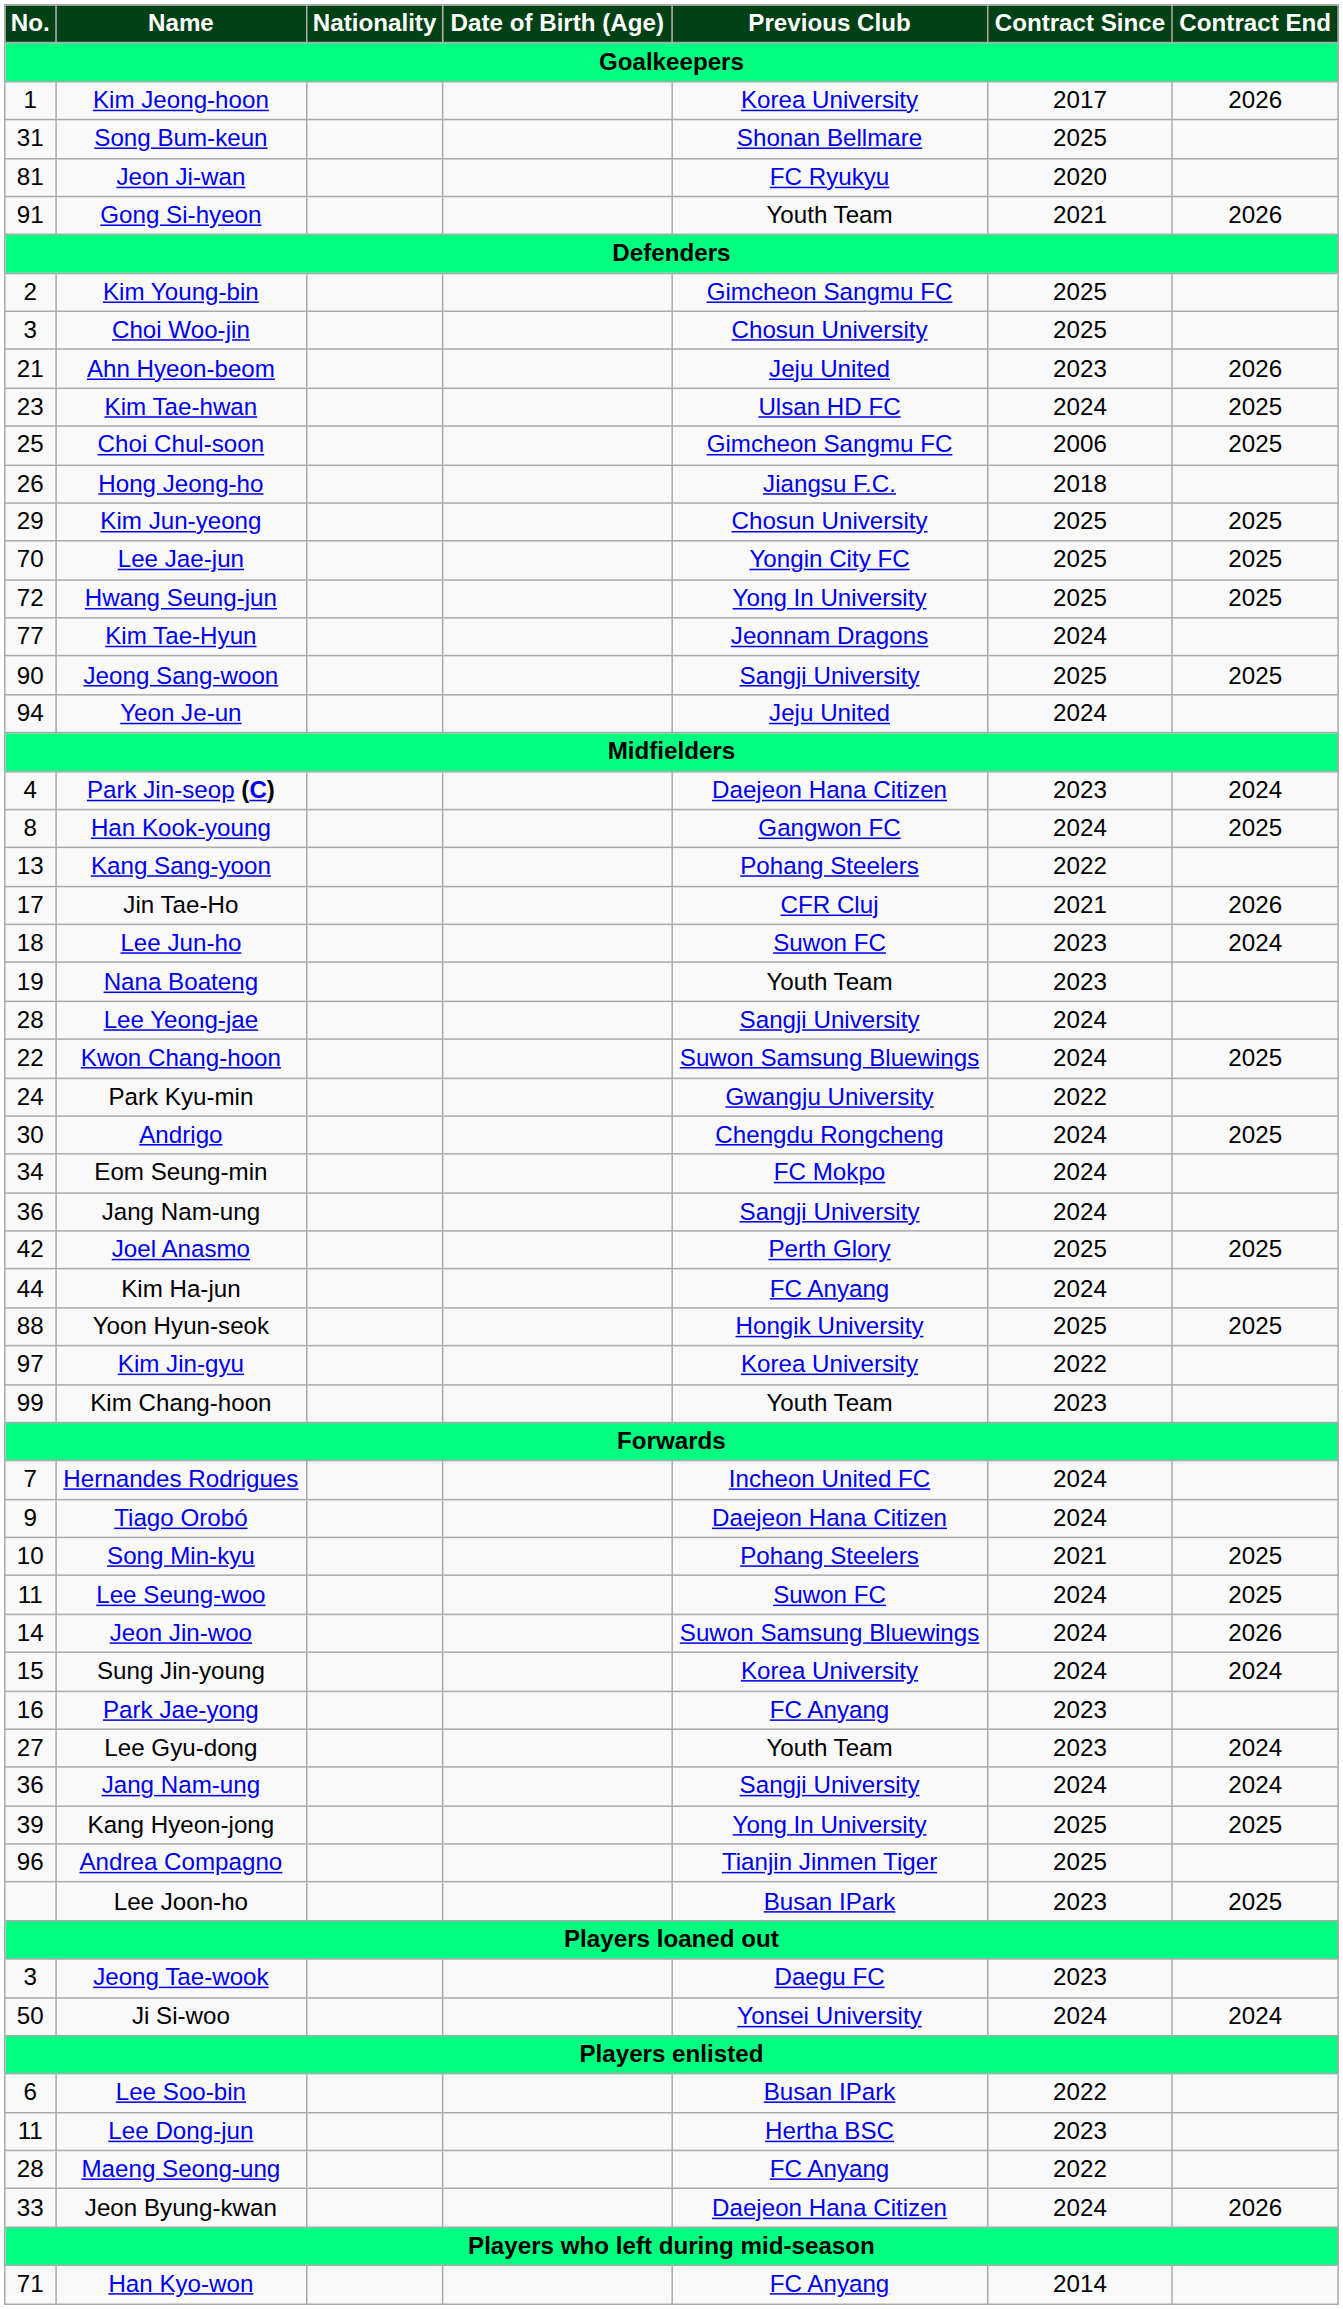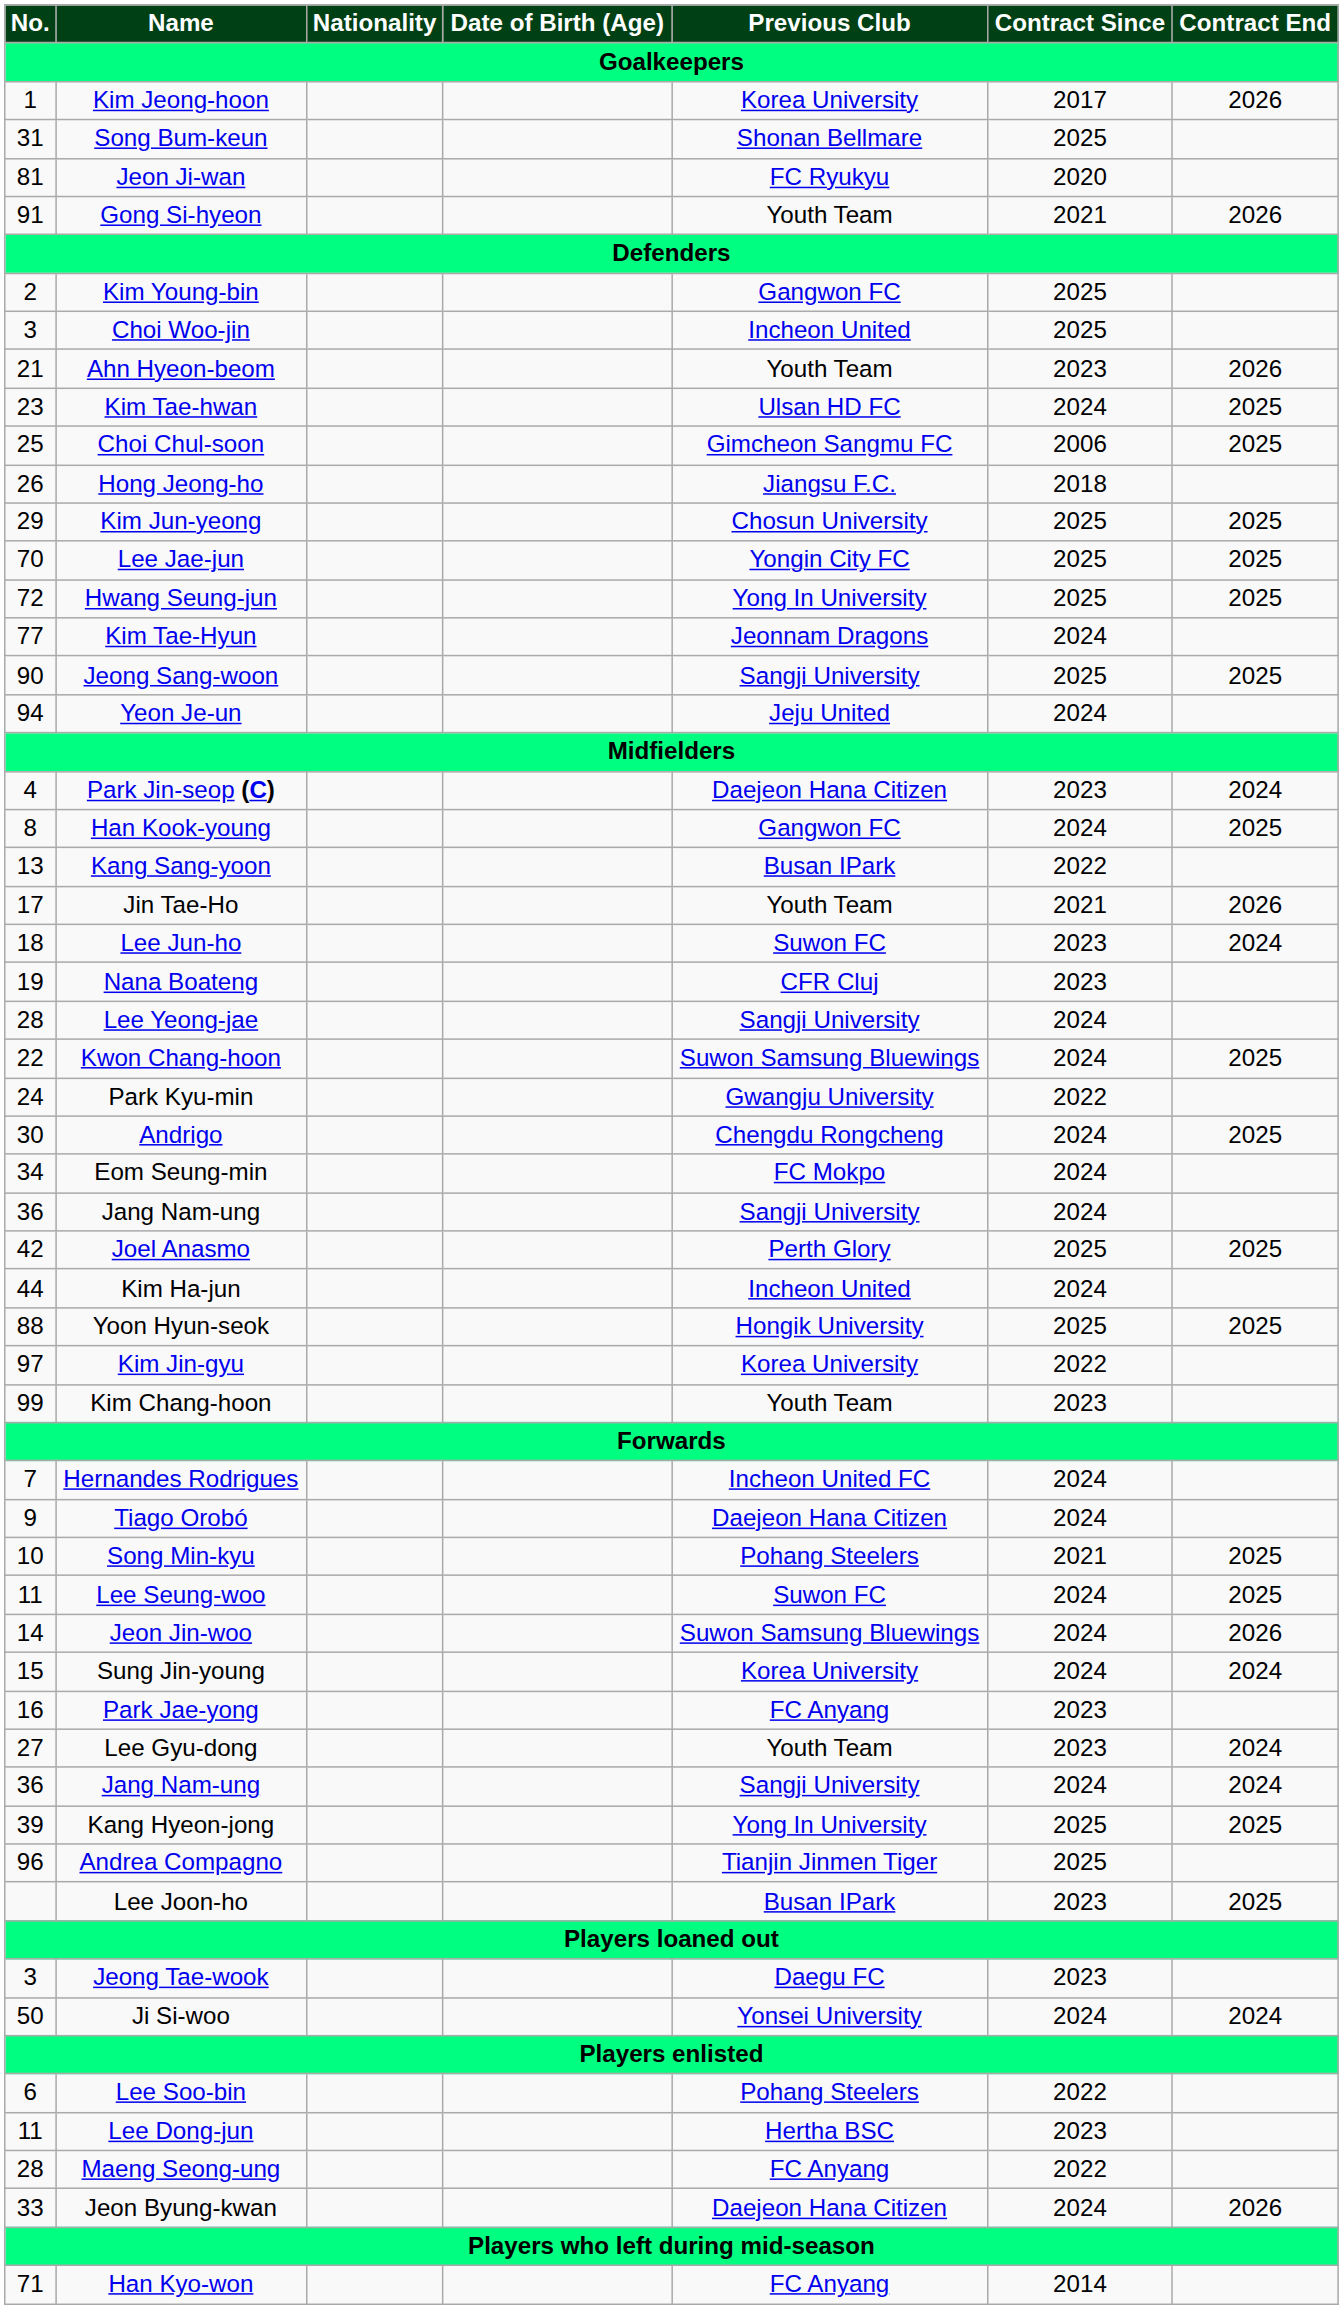(830, 291) Gimcheon Sangmu FC -> (830, 291) Gangwon FC
(830, 330) Chosun University -> (830, 330) Incheon United
(830, 368) Jeju United -> (830, 368) Youth Team
(830, 866) Pohang Steelers -> (830, 866) Busan IPark
(830, 904) CFR Cluj -> (830, 904) Youth Team
(830, 981) Youth Team -> (830, 981) CFR Cluj
(830, 1288) FC Anyang -> (830, 1288) Incheon United
(830, 2092) Busan IPark -> (830, 2092) Pohang Steelers
